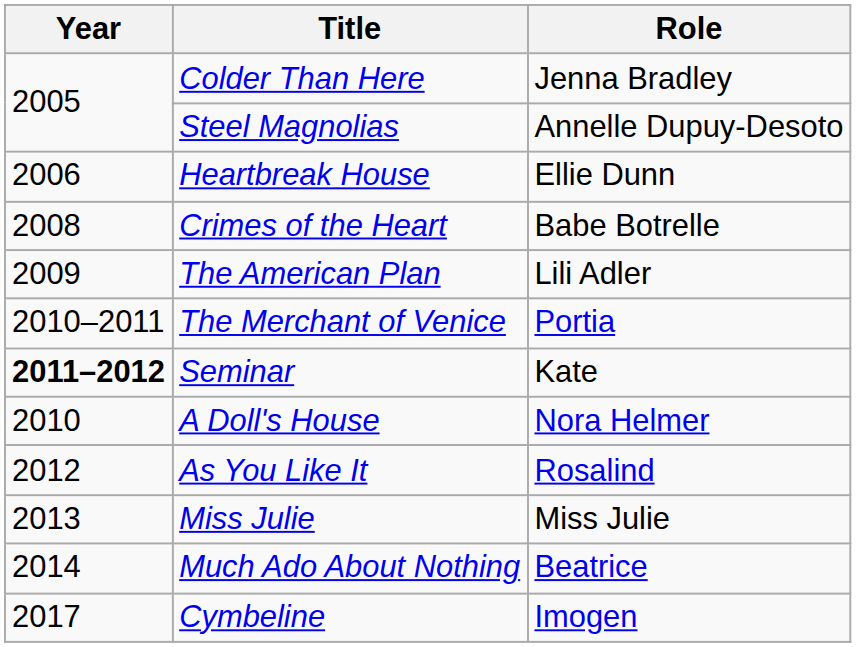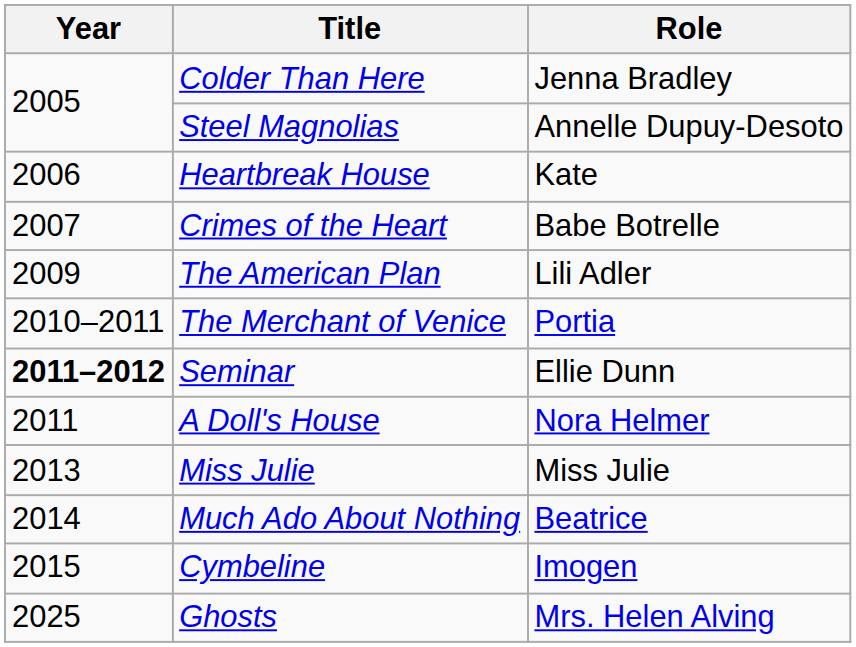(605, 175) Ellie Dunn -> (566, 175) Kate
(46, 224) 2008 -> (46, 224) 2007
(566, 371) Kate -> (605, 371) Ellie Dunn
(46, 420) 2010 -> (45, 420) 2011
- row: (273, 469)
(46, 616) 2017 -> (46, 567) 2015
+ row: (228, 616)
